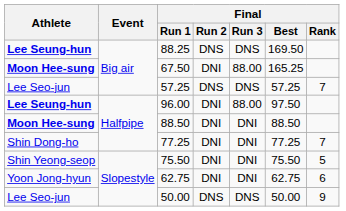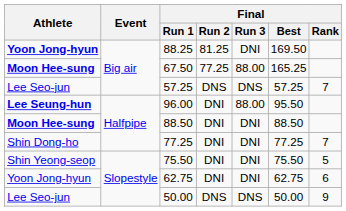(49, 50) Lee Seung-hun -> (53, 50) Yoon Jong-hyun
(211, 50) DNS -> (214, 50) 81.25
(247, 50) DNS -> (250, 50) DNI
(211, 68) DNI -> (214, 68) 77.25
(286, 105) 97.50 -> (289, 105) 95.50
